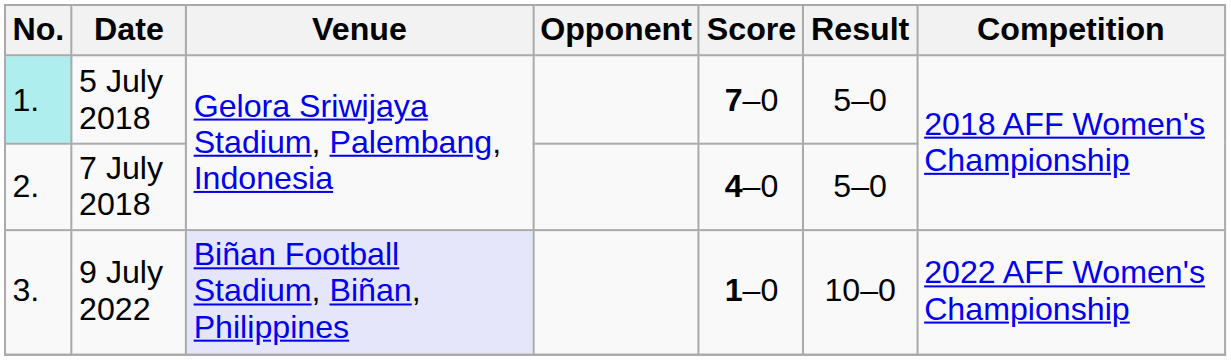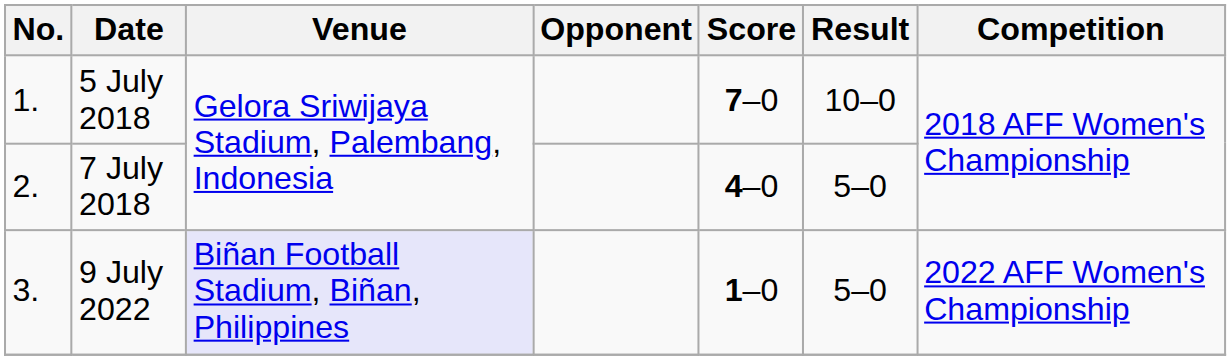(26, 99) paleturquoise background -> (26, 99) no background
(860, 99) 5–0 -> (860, 99) 10–0
(860, 291) 10–0 -> (860, 291) 5–0
